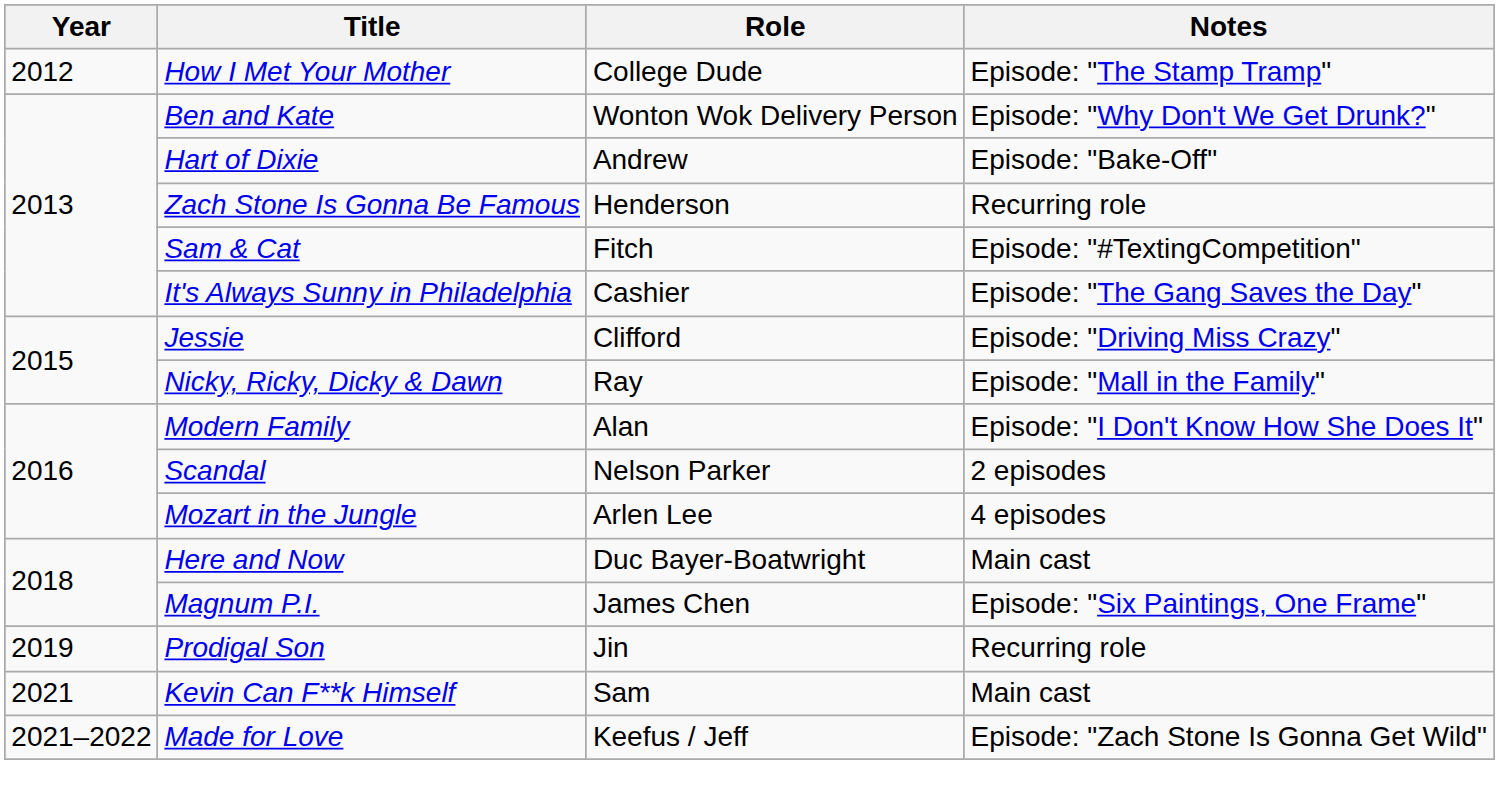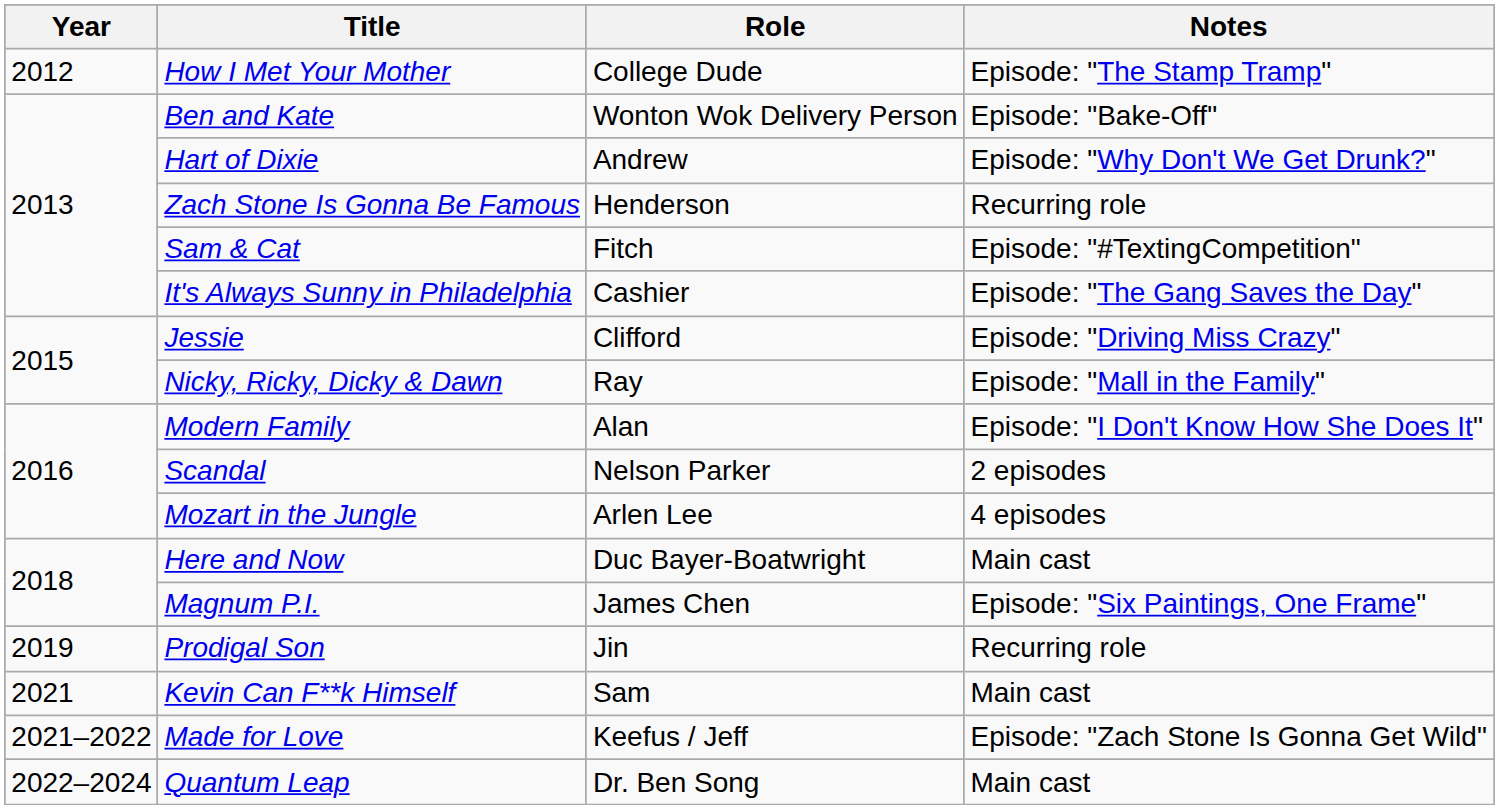(1203, 115) Episode: "Why Don't We Get Drunk?" -> (1094, 115) Episode: "Bake-Off"
(1094, 159) Episode: "Bake-Off" -> (1203, 159) Episode: "Why Don't We Get Drunk?"
+ row: (257, 781)
